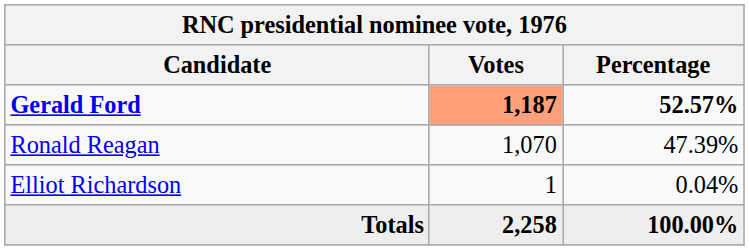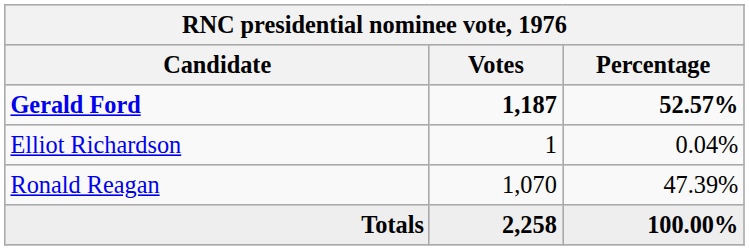(529, 104) lightsalmon background -> (529, 104) no background
rows swapped: (85, 145) <-> (96, 185)
